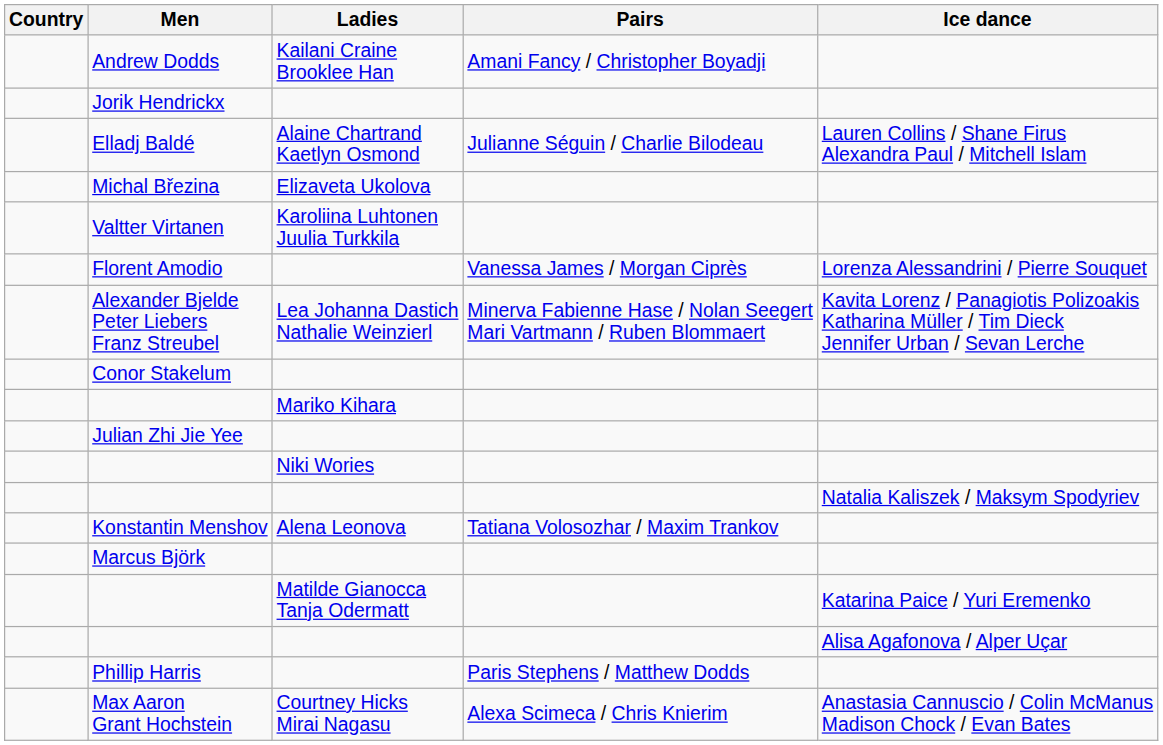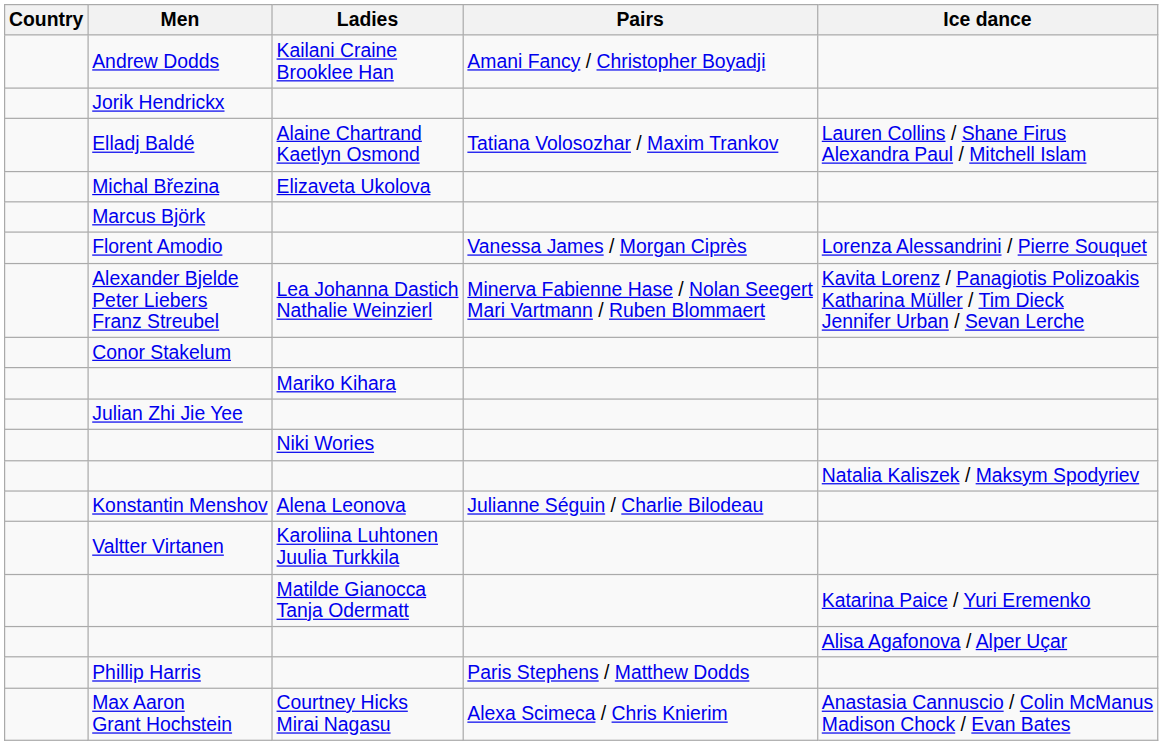(615, 144) Julianne Séguin / Charlie Bilodeau -> (623, 144) Tatiana Volosozhar / Maxim Trankov
rows swapped: (158, 227) <-> (149, 558)
(623, 527) Tatiana Volosozhar / Maxim Trankov -> (615, 506) Julianne Séguin / Charlie Bilodeau
